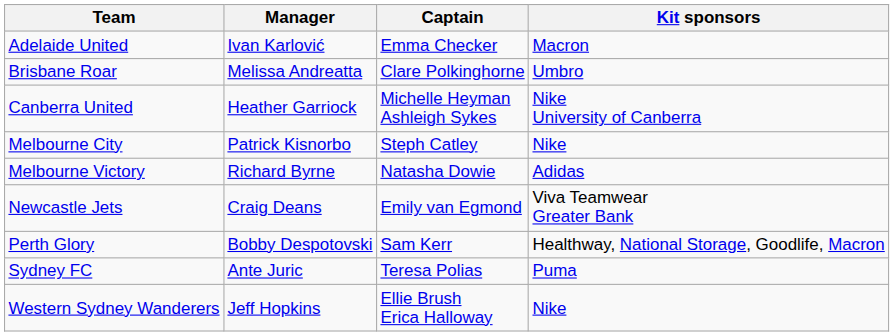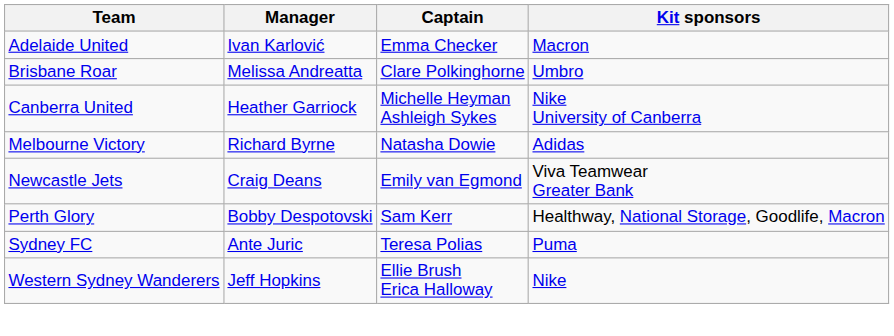- row: (65, 144)
